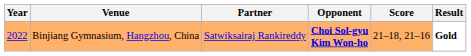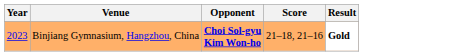- column: (255, 13)
(17, 36) 2022 -> (17, 36) 2023
